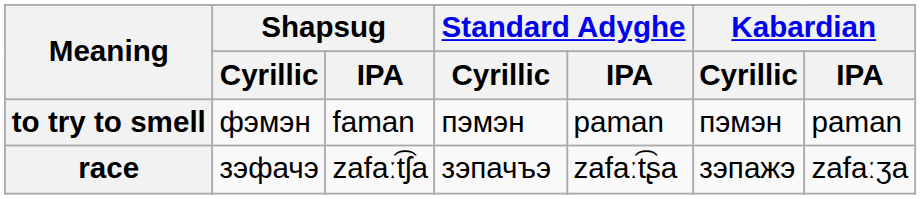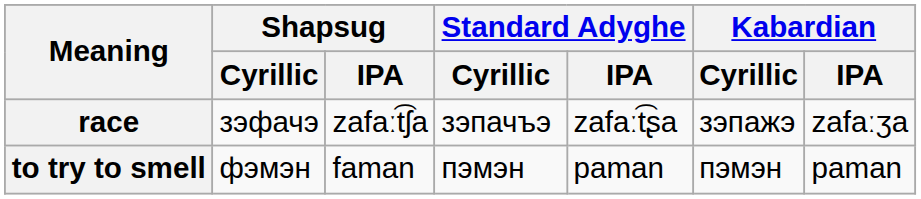rows swapped: (109, 121) <-> (109, 168)
